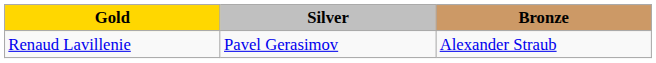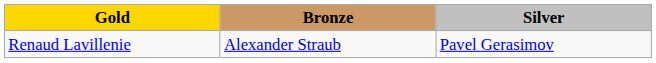columns swapped: (328, 17) <-> (544, 17)
